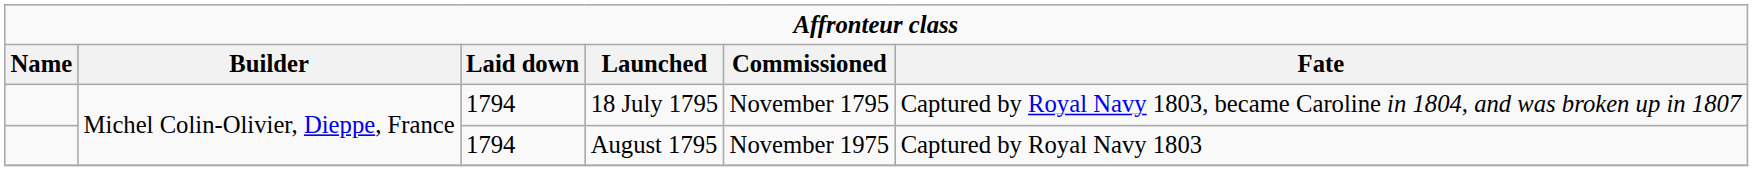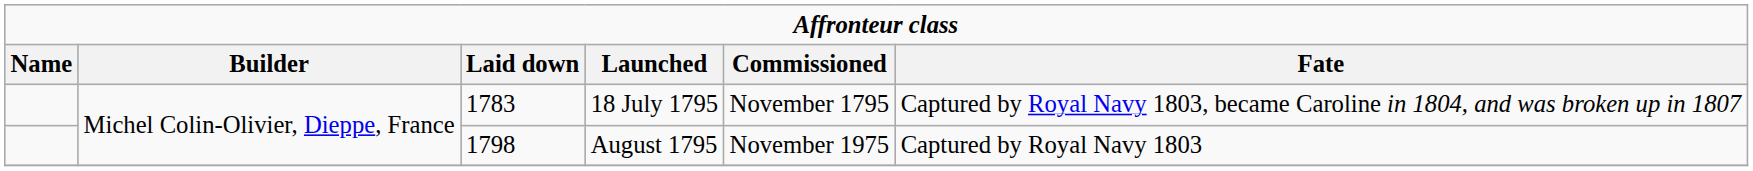(491, 104) 1794 -> (491, 104) 1783
(491, 144) 1794 -> (491, 144) 1798
